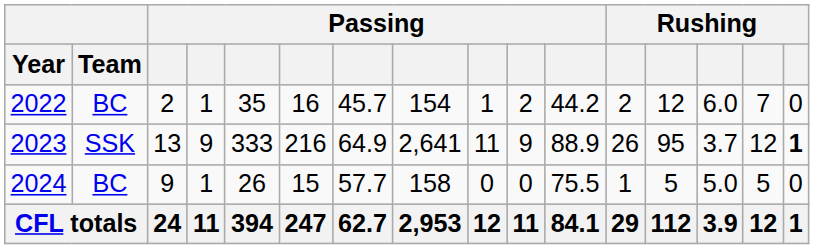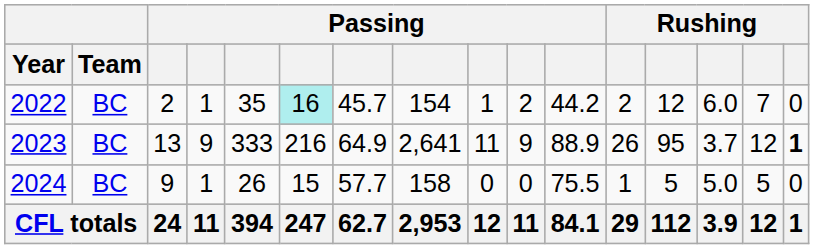(306, 104) no background -> (306, 104) paleturquoise background
(110, 143) SSK -> (110, 143) BC
